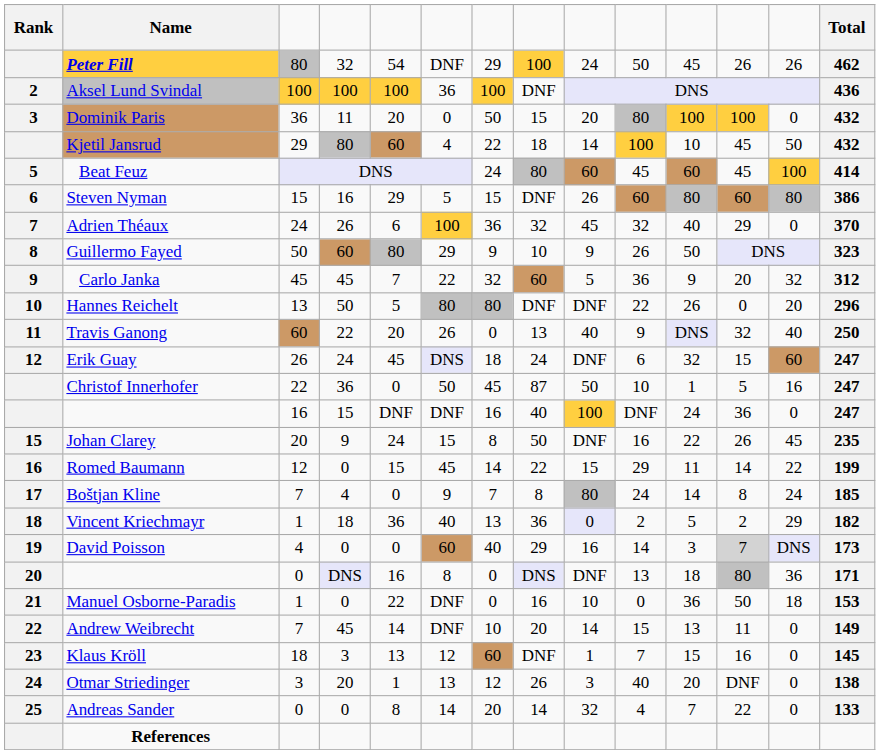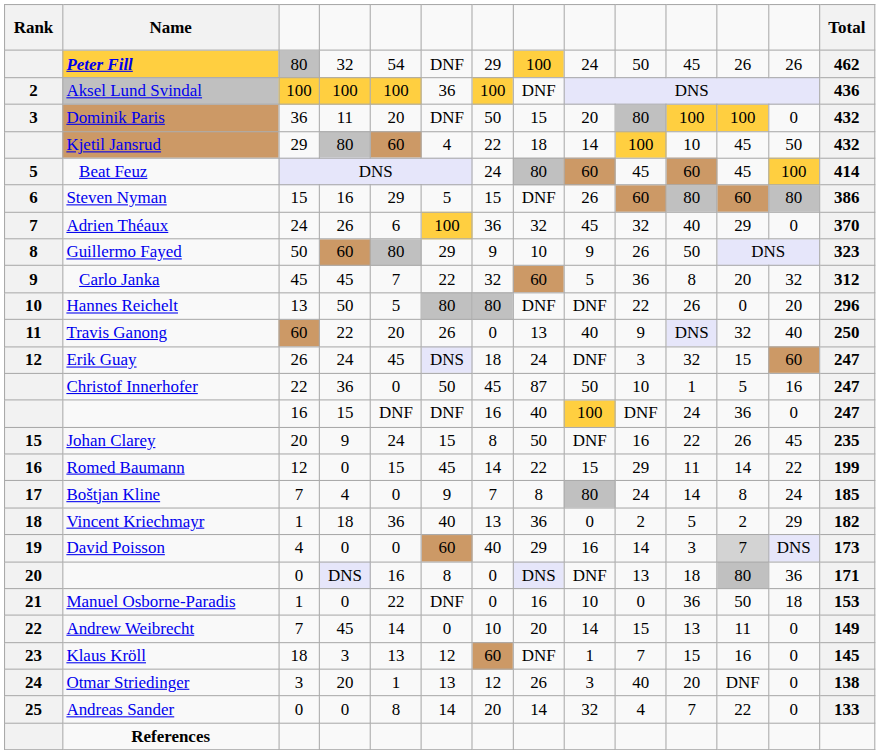(447, 117) 0 -> (447, 117) DNF
(692, 279) 9 -> (692, 279) 8
(641, 359) 6 -> (641, 359) 3
(590, 521) lavender background -> (590, 521) no background
(447, 628) DNF -> (447, 628) 0
